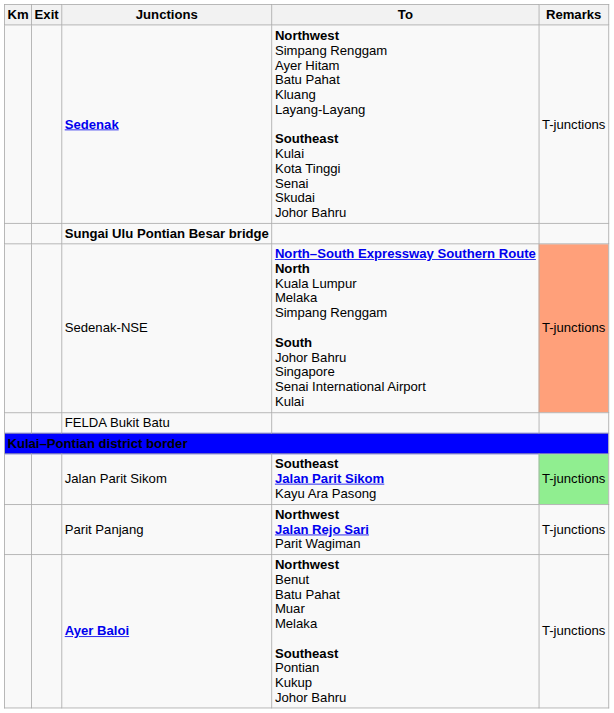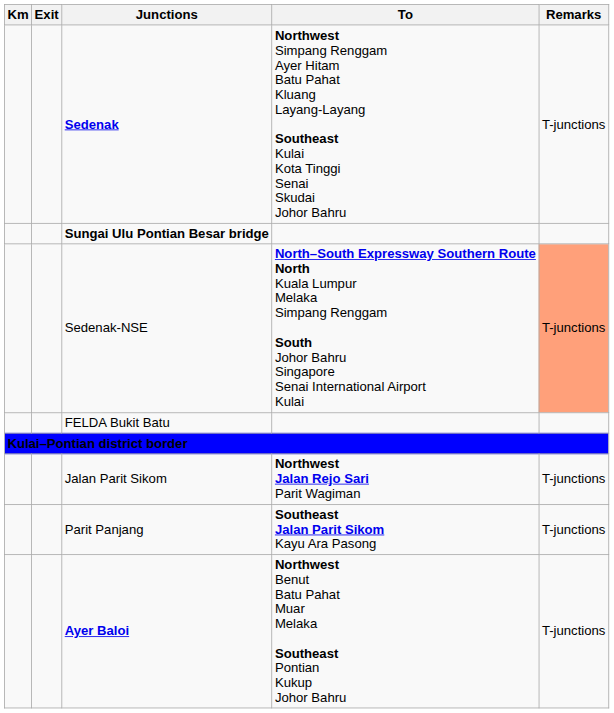(330, 479) Southeast Jalan Parit Sikom Kayu Ara Pasong -> (322, 479) Northwest Jalan Rejo Sari Parit Wagiman
(574, 479) lightgreen background -> (574, 479) no background
(322, 529) Northwest Jalan Rejo Sari Parit Wagiman -> (330, 529) Southeast Jalan Parit Sikom Kayu Ara Pasong
